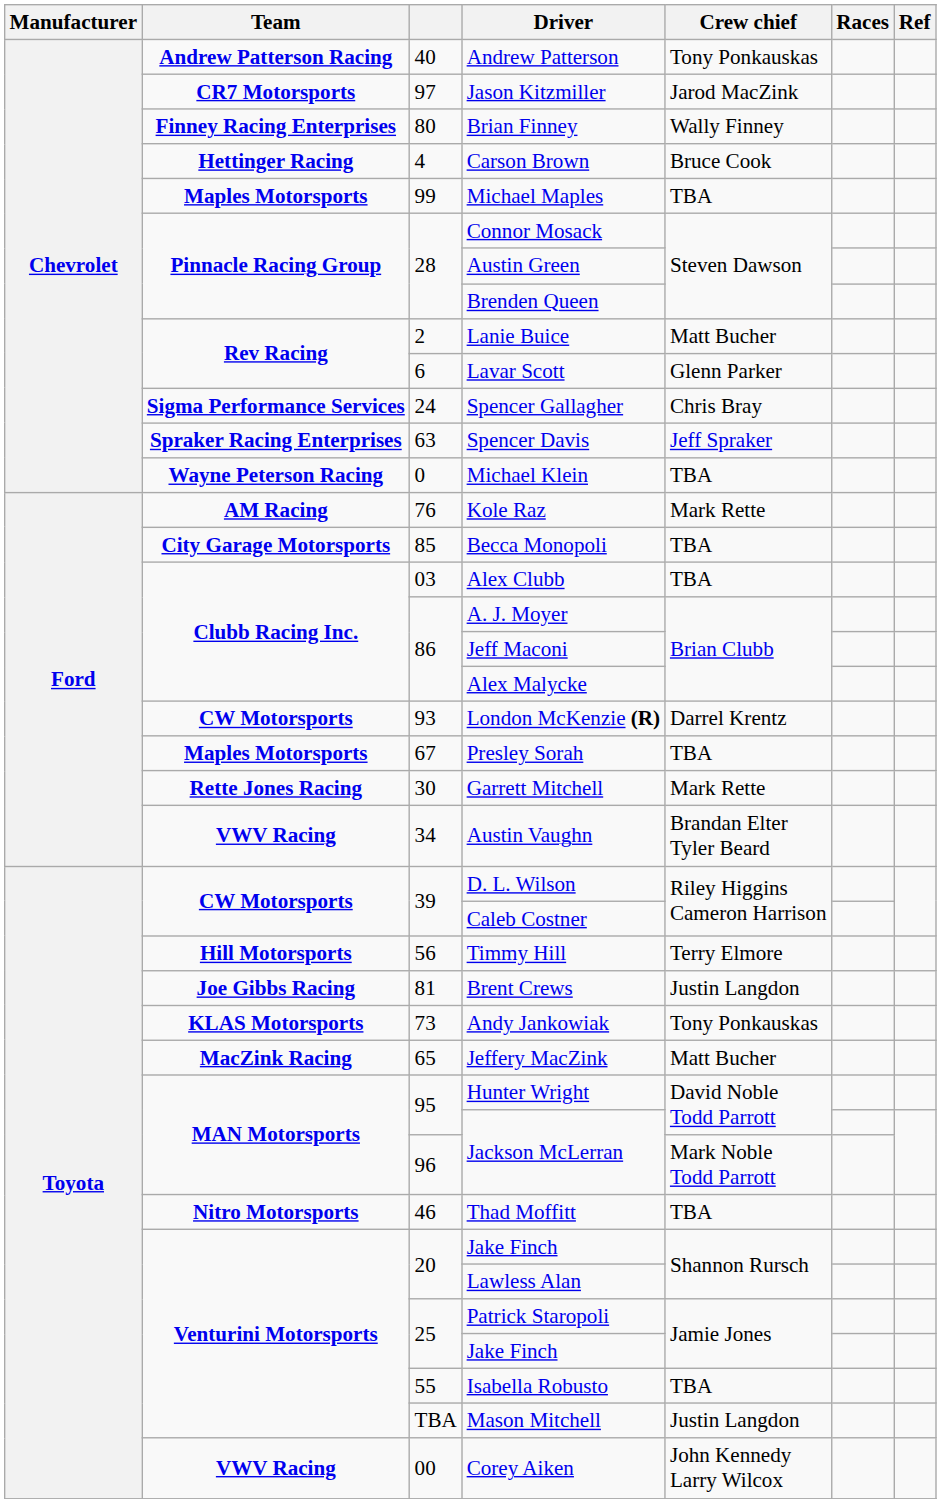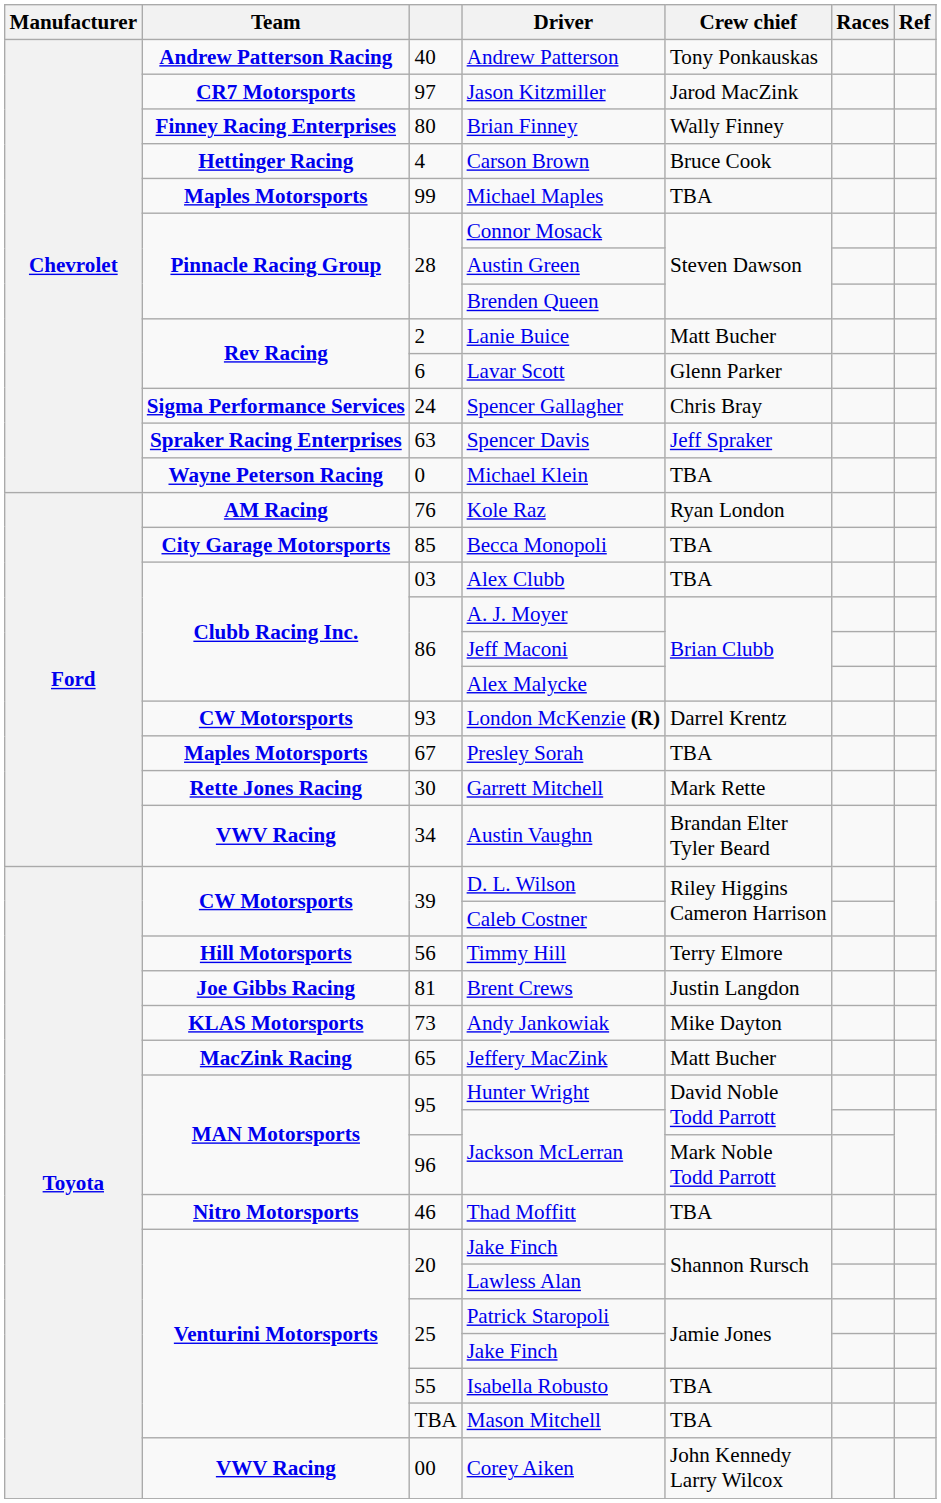(718, 509) Mark Rette -> (727, 509) Ryan London
(744, 1022) Tony Ponkauskas -> (726, 1022) Mike Dayton
(735, 1420) Justin Langdon -> (691, 1420) TBA
